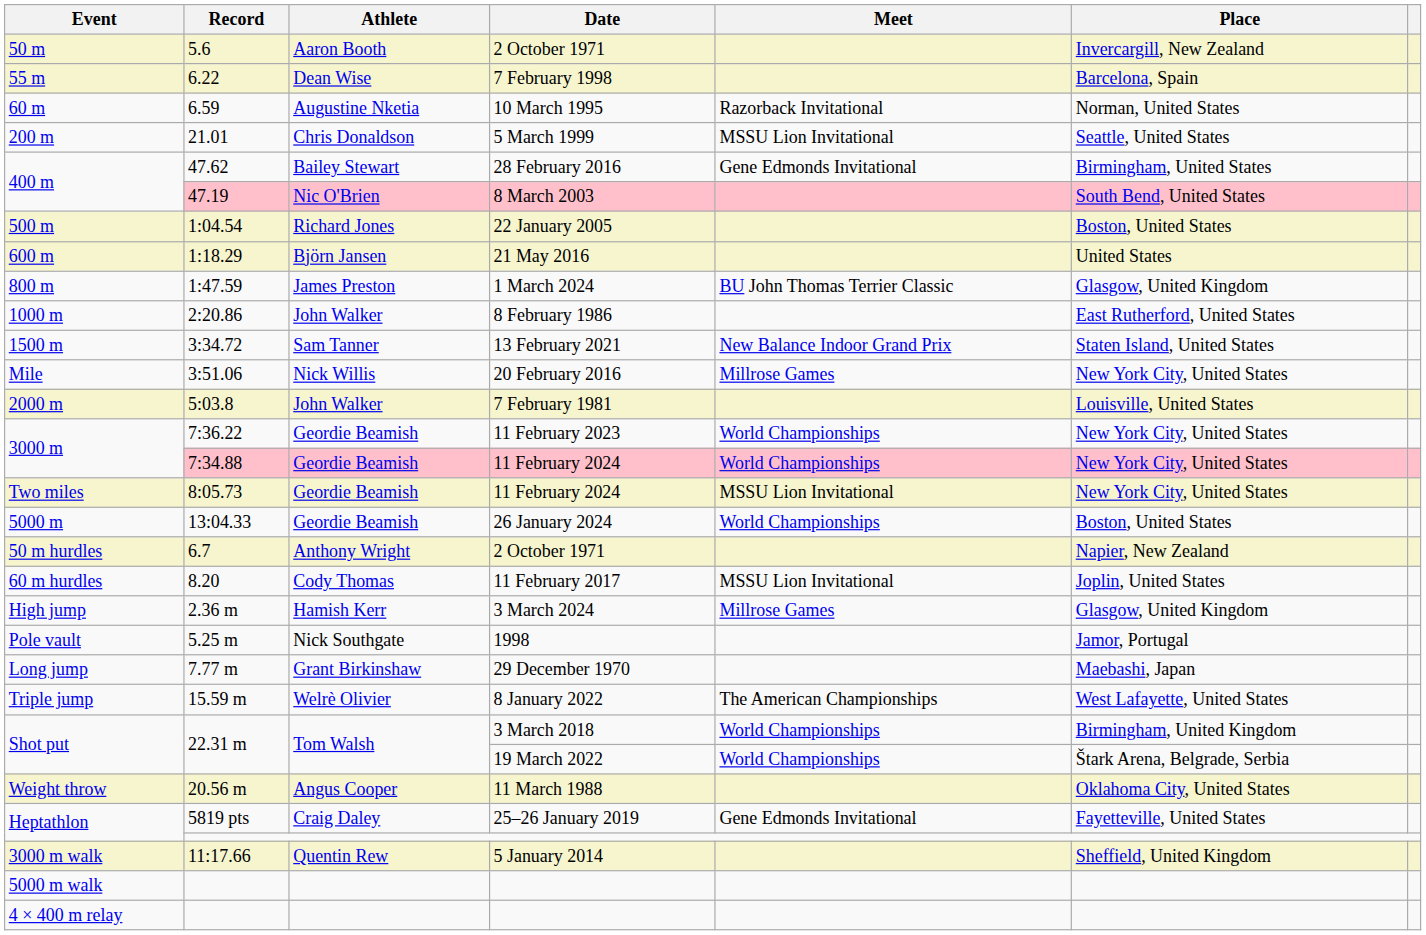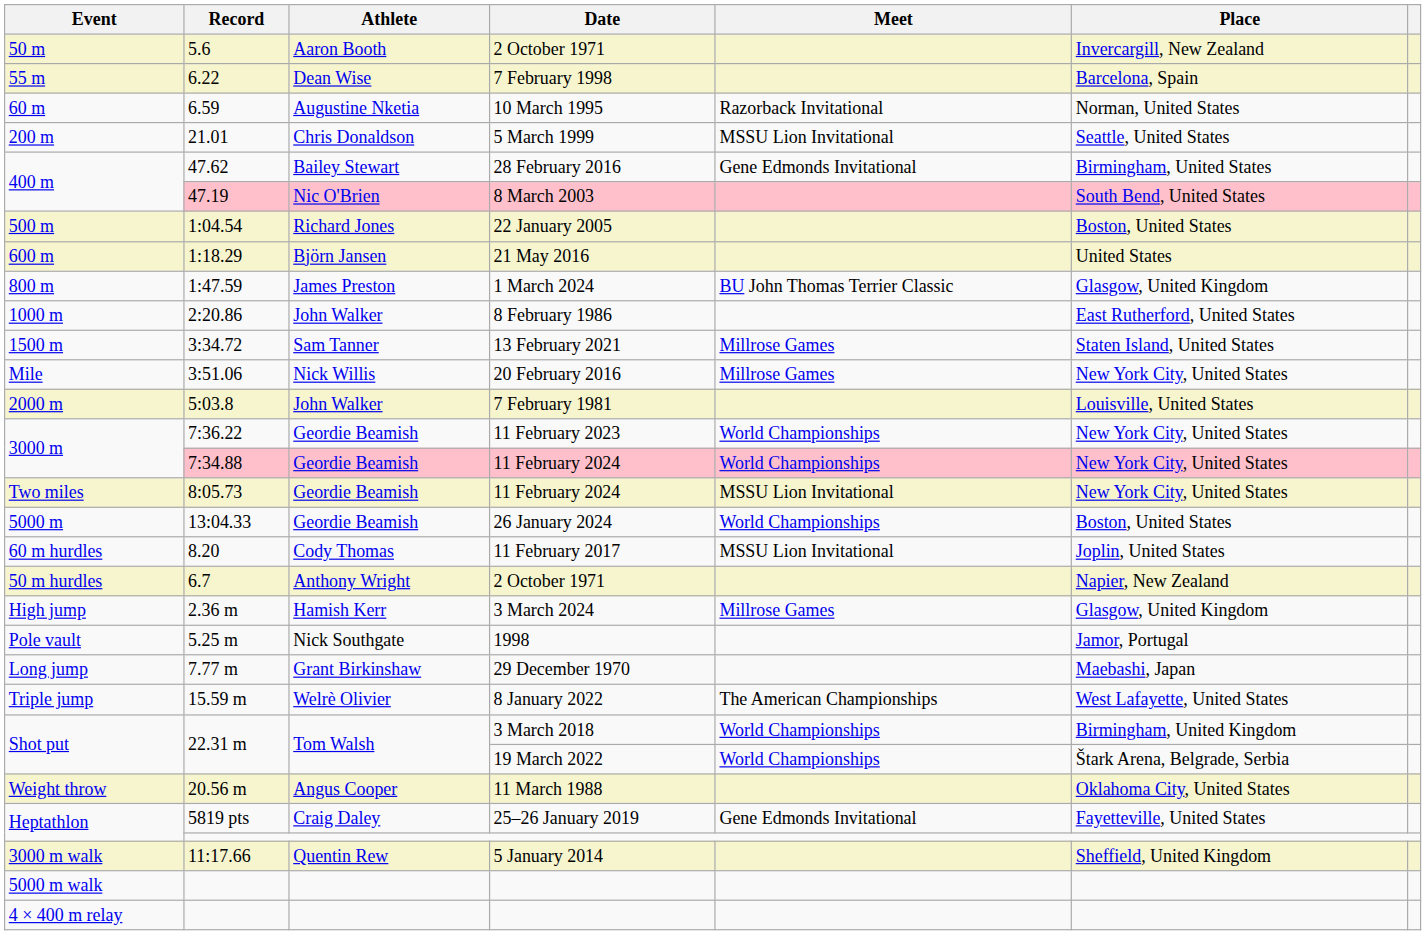(835, 344) New Balance Indoor Grand Prix -> (777, 344) Millrose Games
rows swapped: (56, 551) <-> (56, 581)
